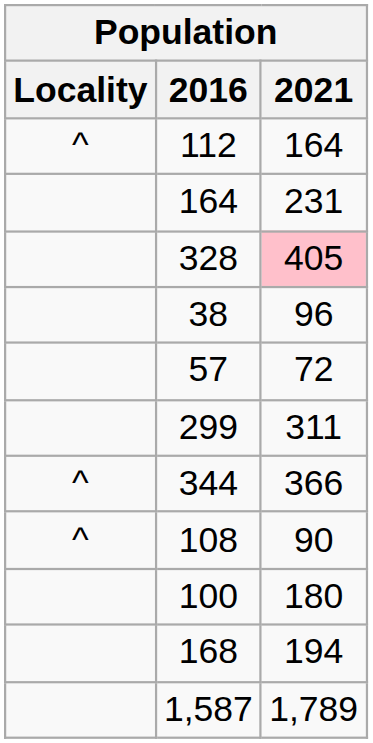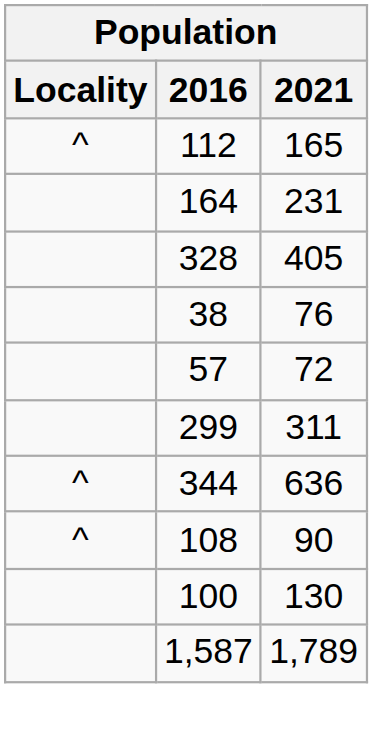(314, 145) 164 -> (314, 145) 165
(314, 257) pink background -> (314, 257) no background
(314, 314) 96 -> (314, 314) 76
(314, 483) 366 -> (314, 483) 636
(314, 595) 180 -> (314, 595) 130
- row: (208, 652)
